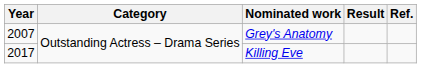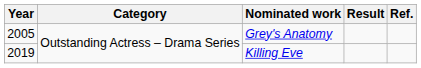(21, 33) 2007 -> (21, 33) 2005
(21, 53) 2017 -> (21, 53) 2019
